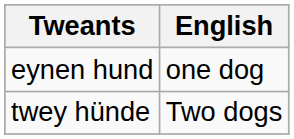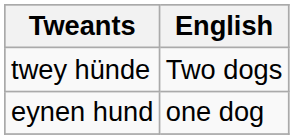rows swapped: (82, 69) <-> (81, 112)
